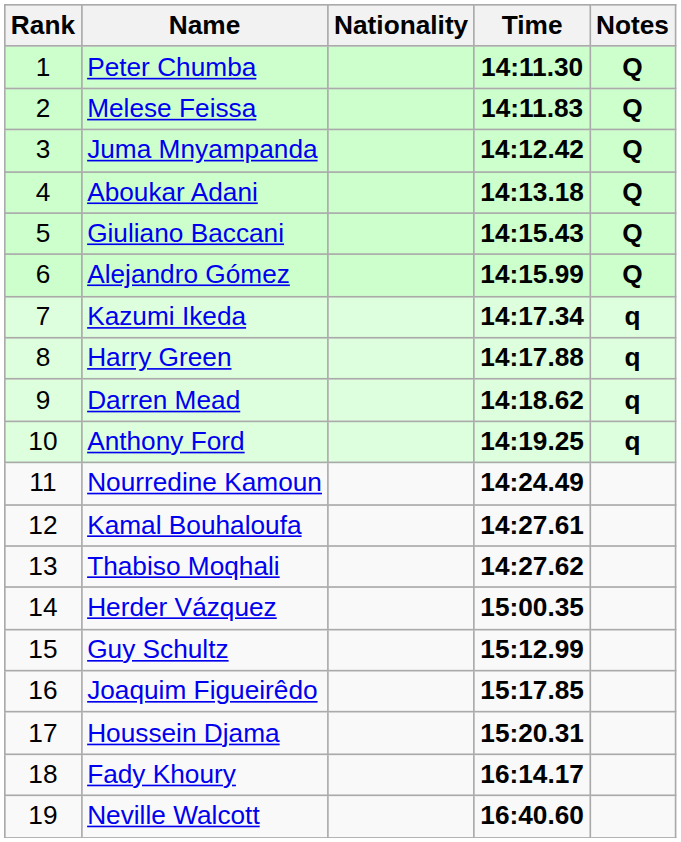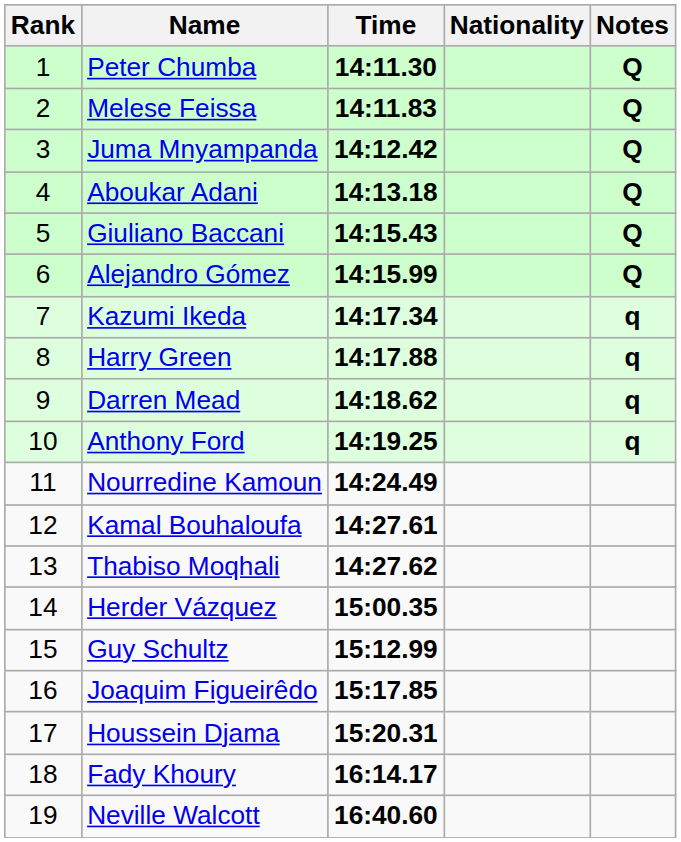columns swapped: (401, 25) <-> (532, 25)
